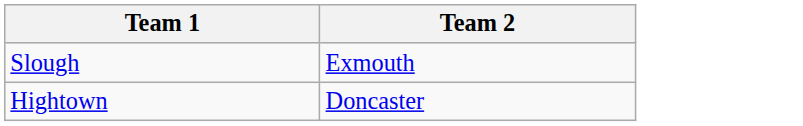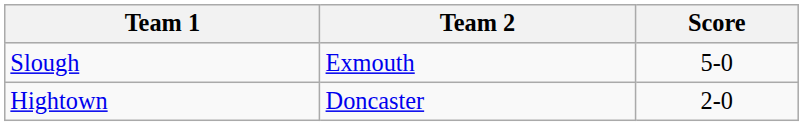+ column: (717, 23)
